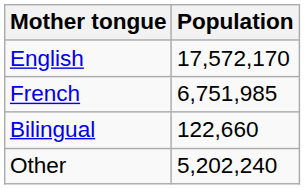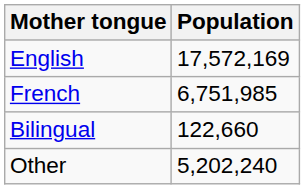(233, 58) 17,572,170 -> (233, 58) 17,572,169
